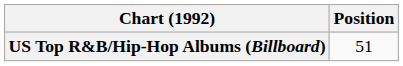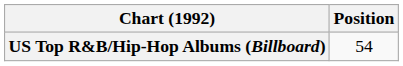(364, 46) 51 -> (364, 46) 54
